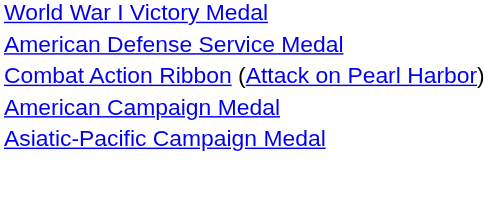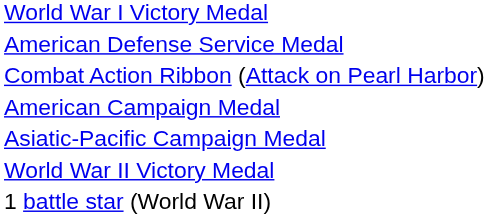+ row: (139, 170)
+ row: (138, 201)
